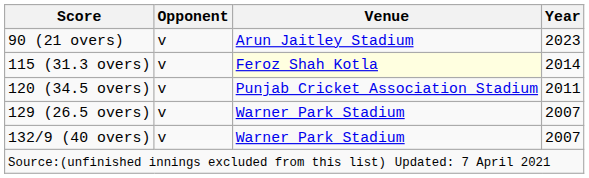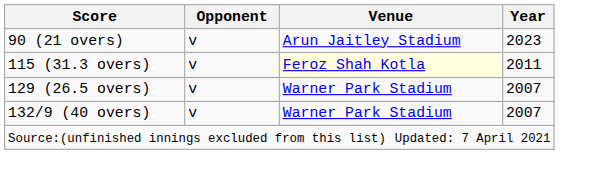(563, 65) 2014 -> (524, 65) 2011
- row: (79, 89)
